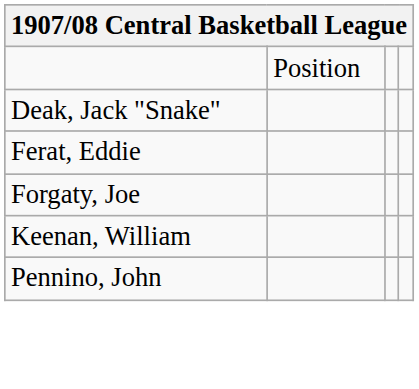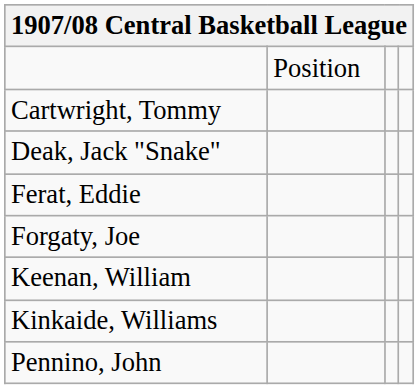+ row: (116, 109)
+ row: (114, 320)
